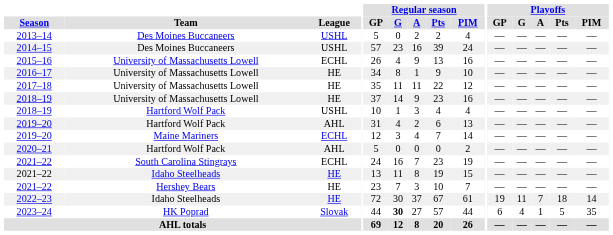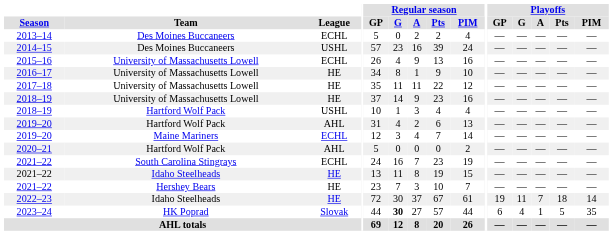(334, 35) USHL -> (334, 35) ECHL
